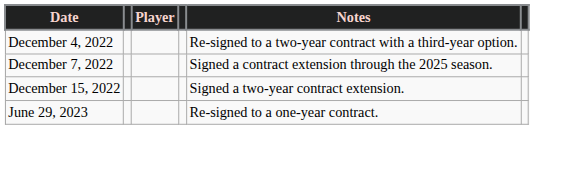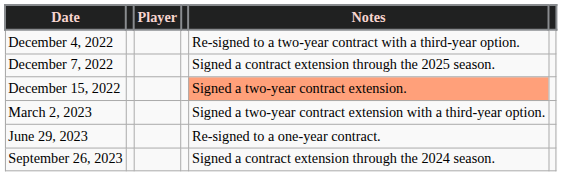(297, 89) no background -> (299, 89) lightsalmon background
+ row: (50, 112)
+ row: (66, 159)
